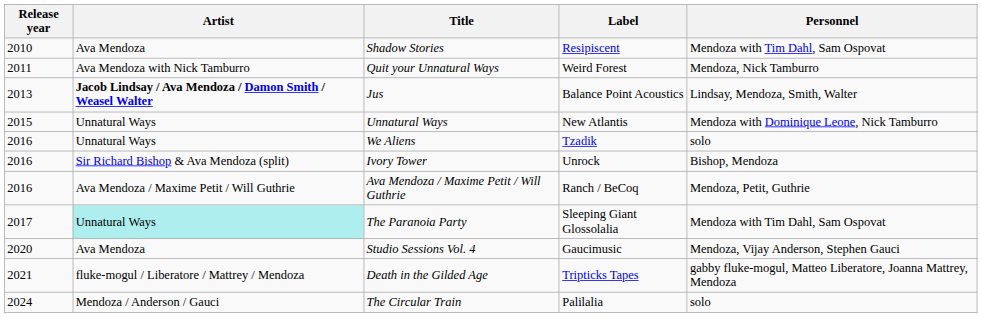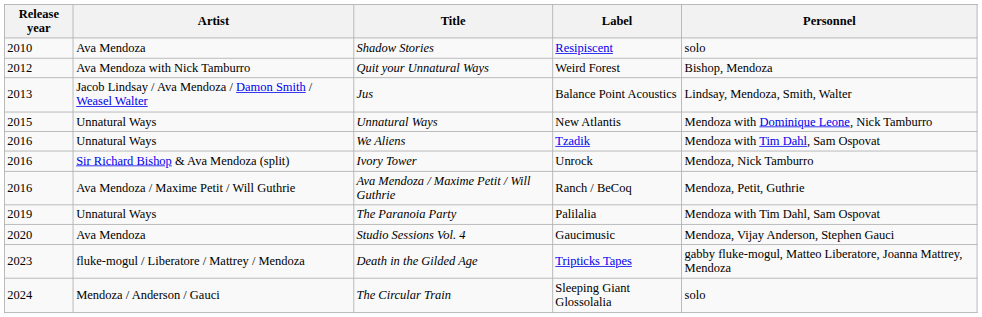(788, 48) Mendoza with Tim Dahl, Sam Ospovat -> (695, 48) solo
(20, 68) 2011 -> (20, 68) 2012
(754, 68) Mendoza, Nick Tamburro -> (729, 68) Bishop, Mendoza
(200, 94) bold -> (194, 94) normal
(700, 141) solo -> (782, 141) Mendoza with Tim Dahl, Sam Ospovat
(734, 161) Bishop, Mendoza -> (749, 161) Mendoza, Nick Tamburro
(20, 221) 2017 -> (20, 214) 2019
(116, 221) paleturquoise background -> (116, 214) no background
(599, 221) Sleeping Giant Glossolalia -> (576, 214) Palilalia
(20, 275) 2021 -> (20, 261) 2023
(583, 302) Palilalia -> (593, 295) Sleeping Giant Glossolalia
